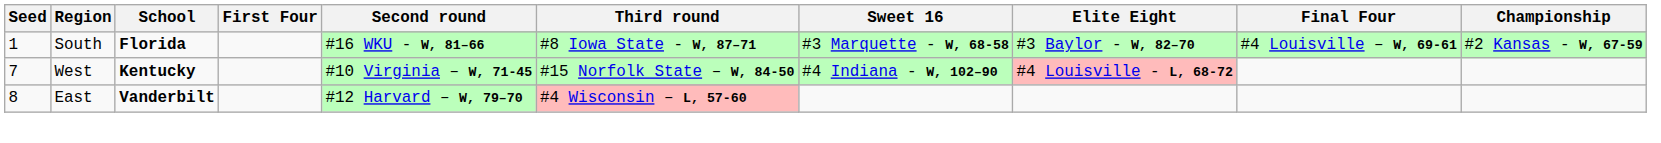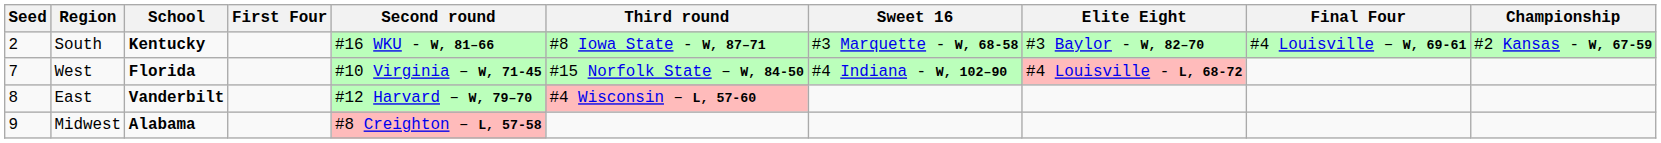(13, 44) 1 -> (13, 44) 2
(153, 44) Florida -> (167, 44) Kentucky
(157, 71) Kentucky -> (162, 71) Florida
+ row: (88, 125)
